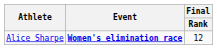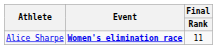(198, 37) 12 -> (198, 37) 11
